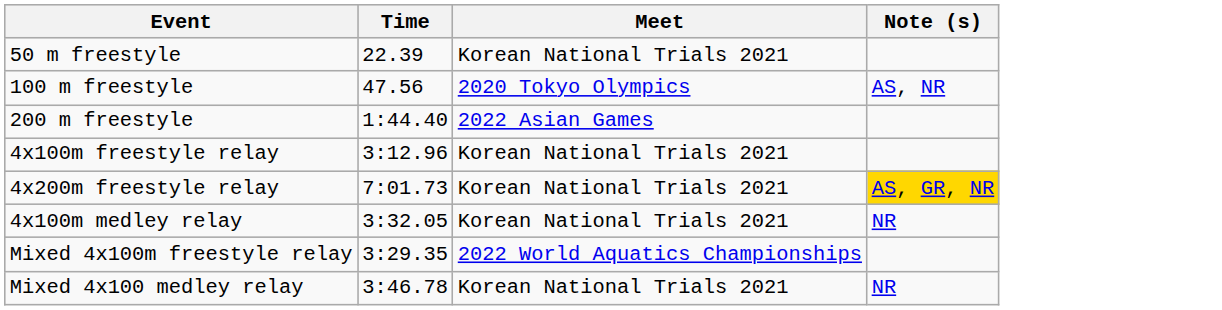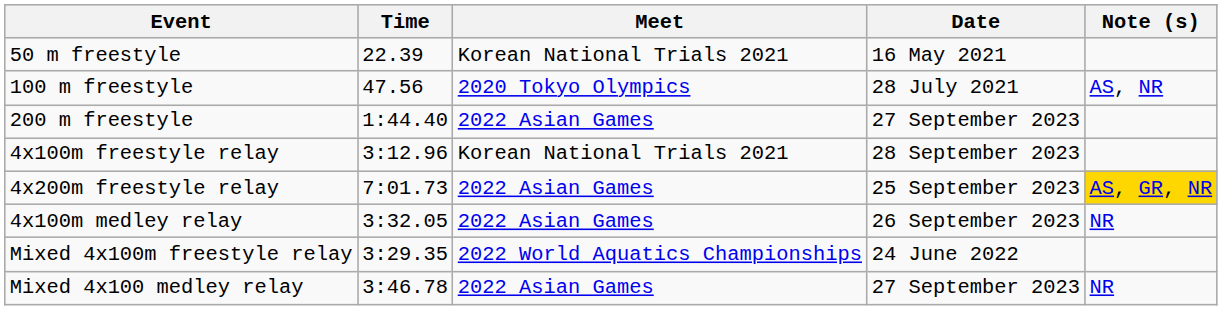+ column: (976, 21)
(623, 188) Korean National Trials 2021 -> (556, 188) 2022 Asian Games
(623, 221) Korean National Trials 2021 -> (556, 221) 2022 Asian Games
(623, 288) Korean National Trials 2021 -> (556, 288) 2022 Asian Games
